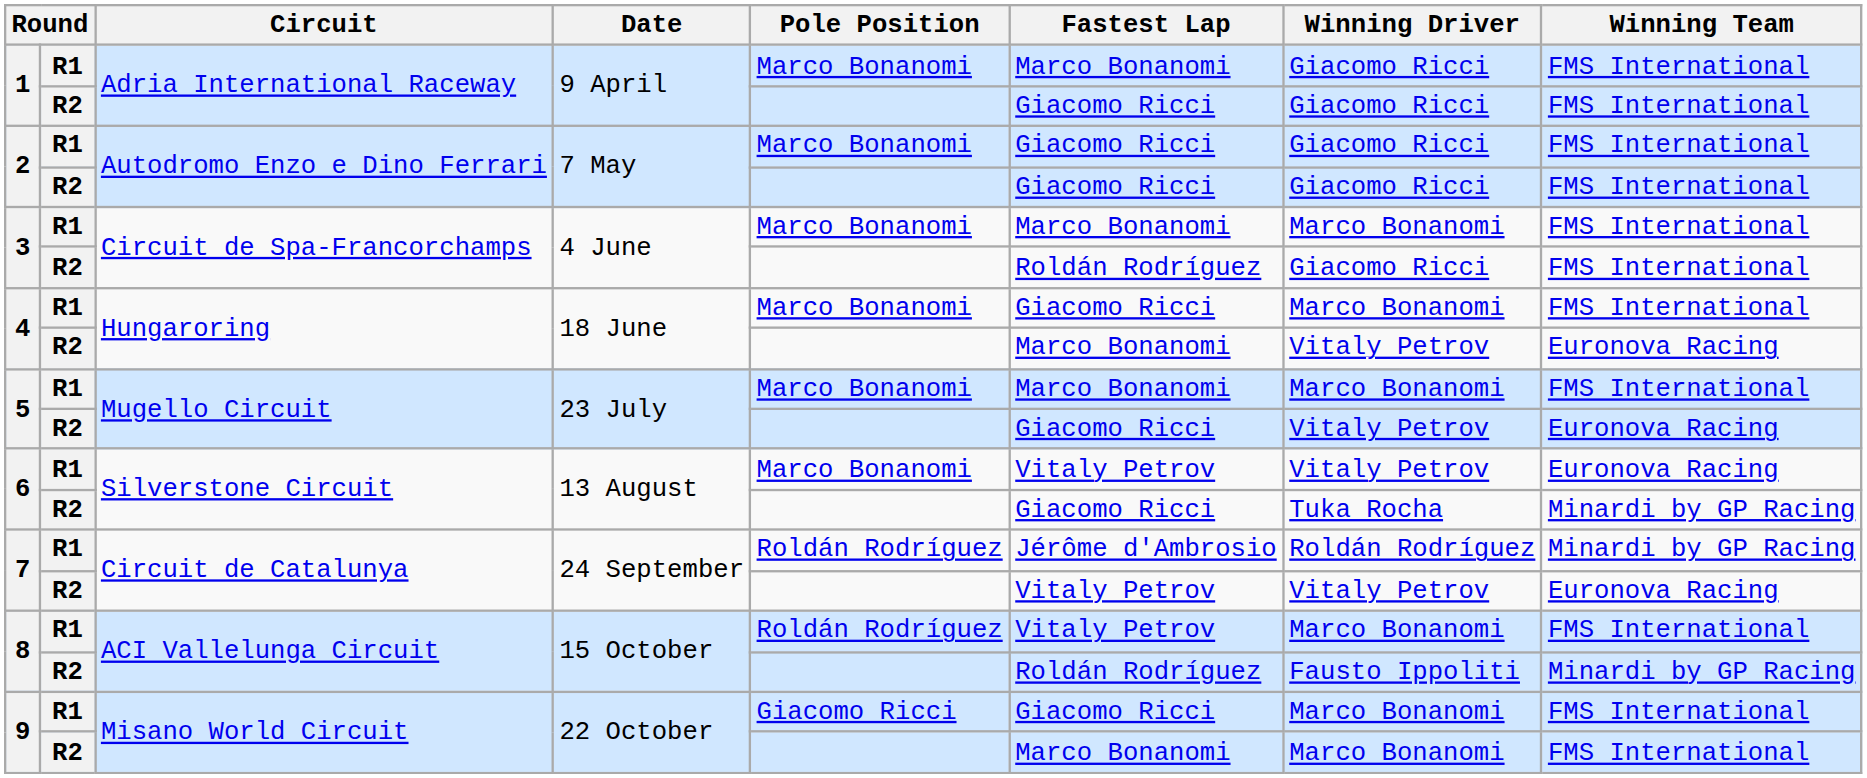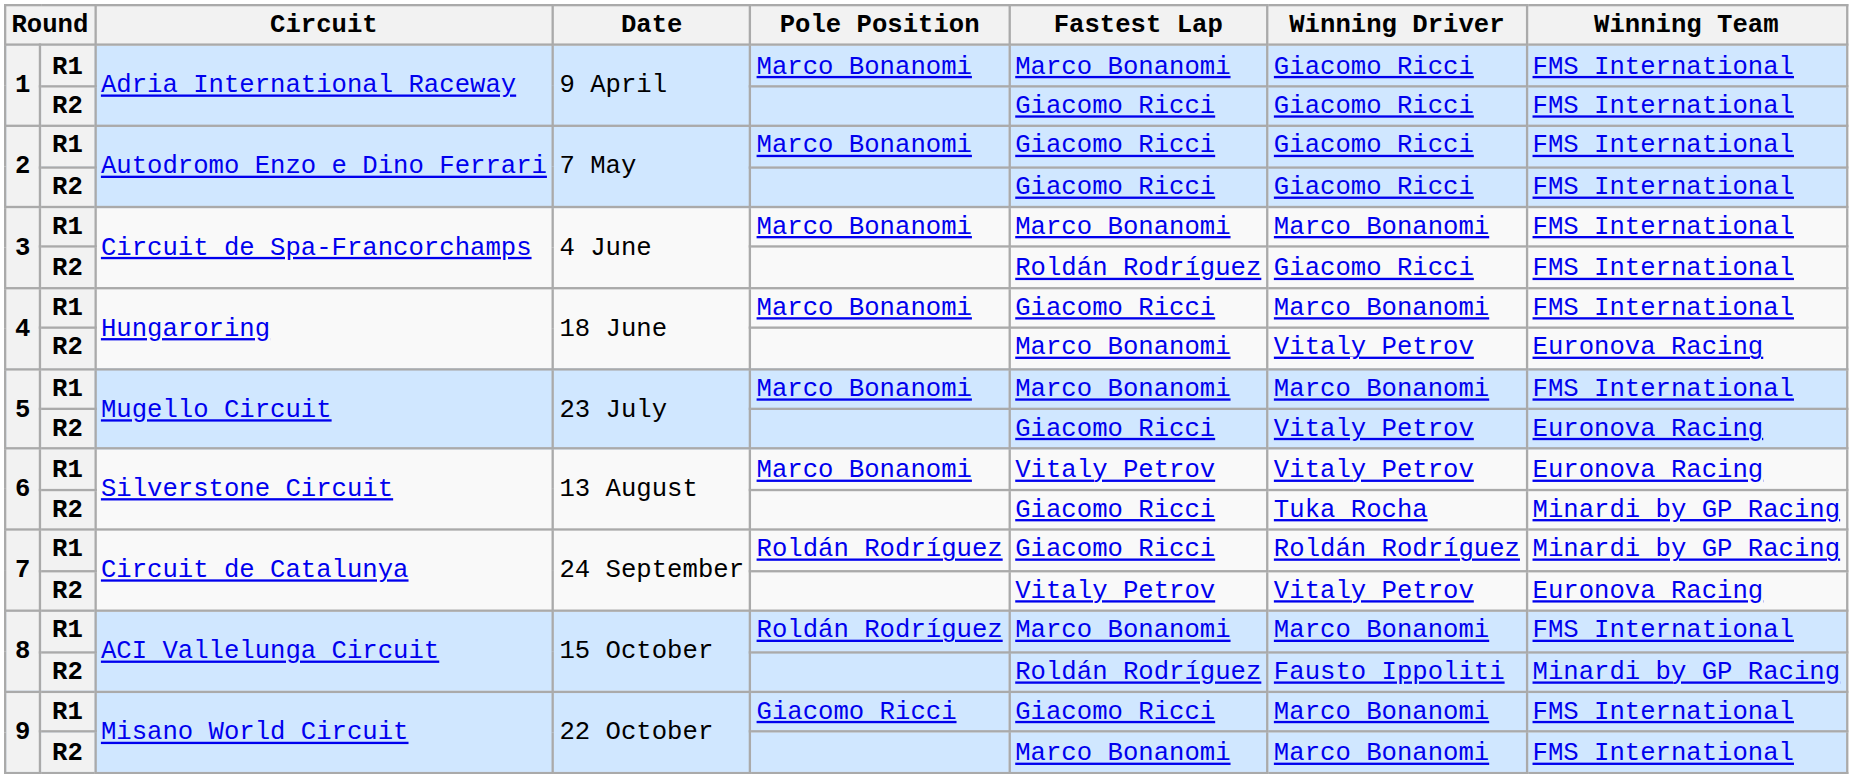(1146, 550) Jérôme d'Ambrosio -> (1115, 550) Giacomo Ricci
(1115, 631) Vitaly Petrov -> (1123, 631) Marco Bonanomi
